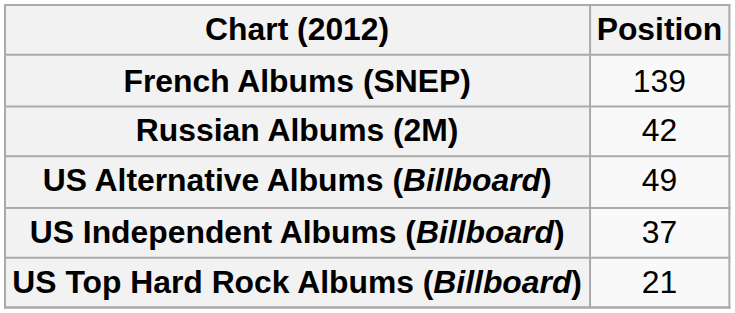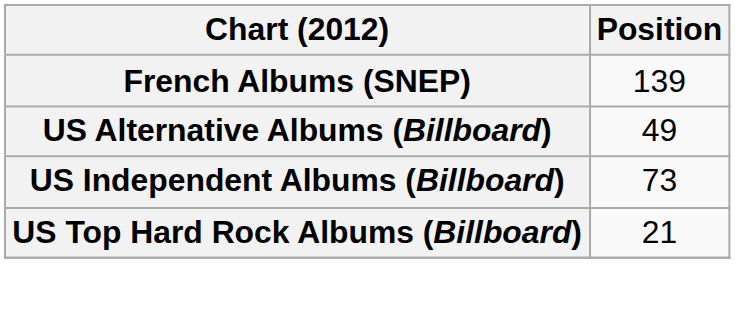- row: (297, 130)
(659, 231) 37 -> (659, 181) 73
